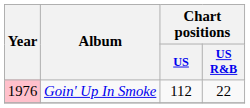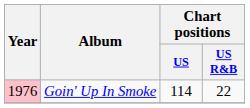(181, 91) 112 -> (181, 91) 114
